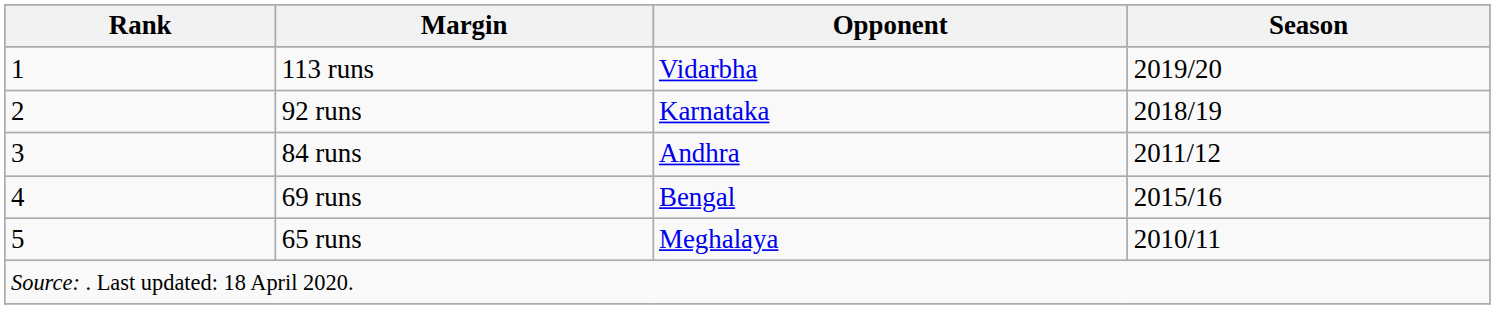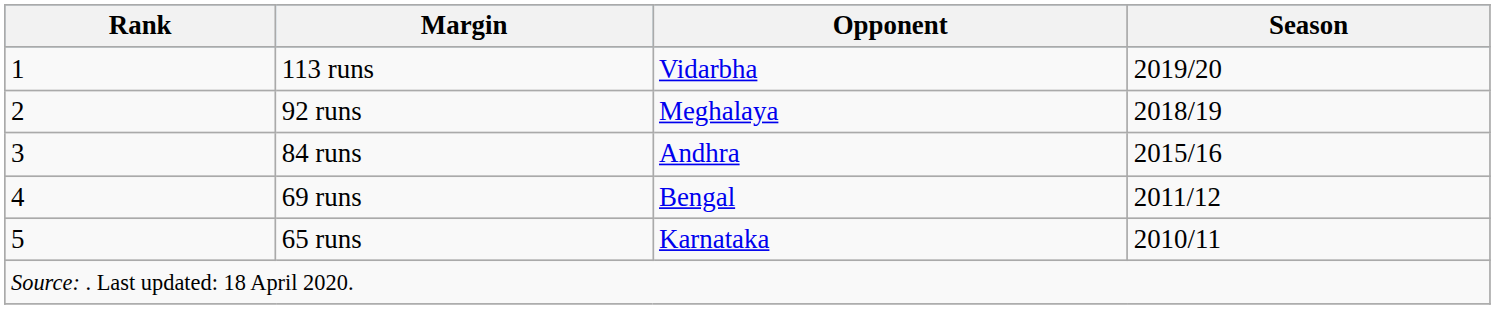(714, 111) Karnataka -> (719, 111) Meghalaya
(1177, 153) 2011/12 -> (1178, 153) 2015/16
(1178, 196) 2015/16 -> (1177, 196) 2011/12
(719, 238) Meghalaya -> (714, 238) Karnataka
